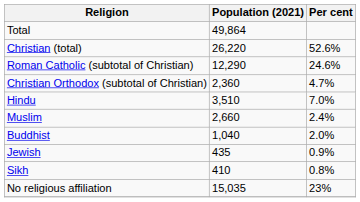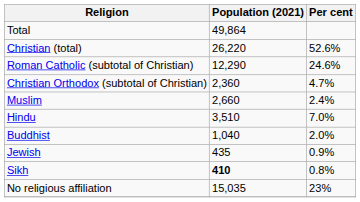rows swapped: (21, 100) <-> (24, 118)
(221, 170) normal -> (221, 170) bold
